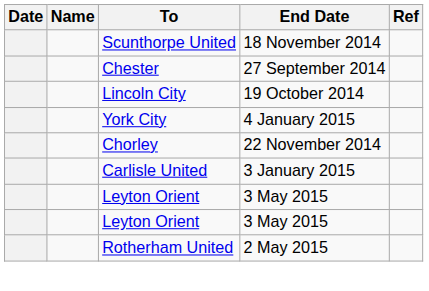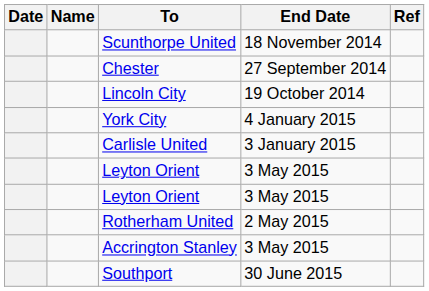- row: (130, 145)
+ row: (170, 247)
+ row: (137, 273)
